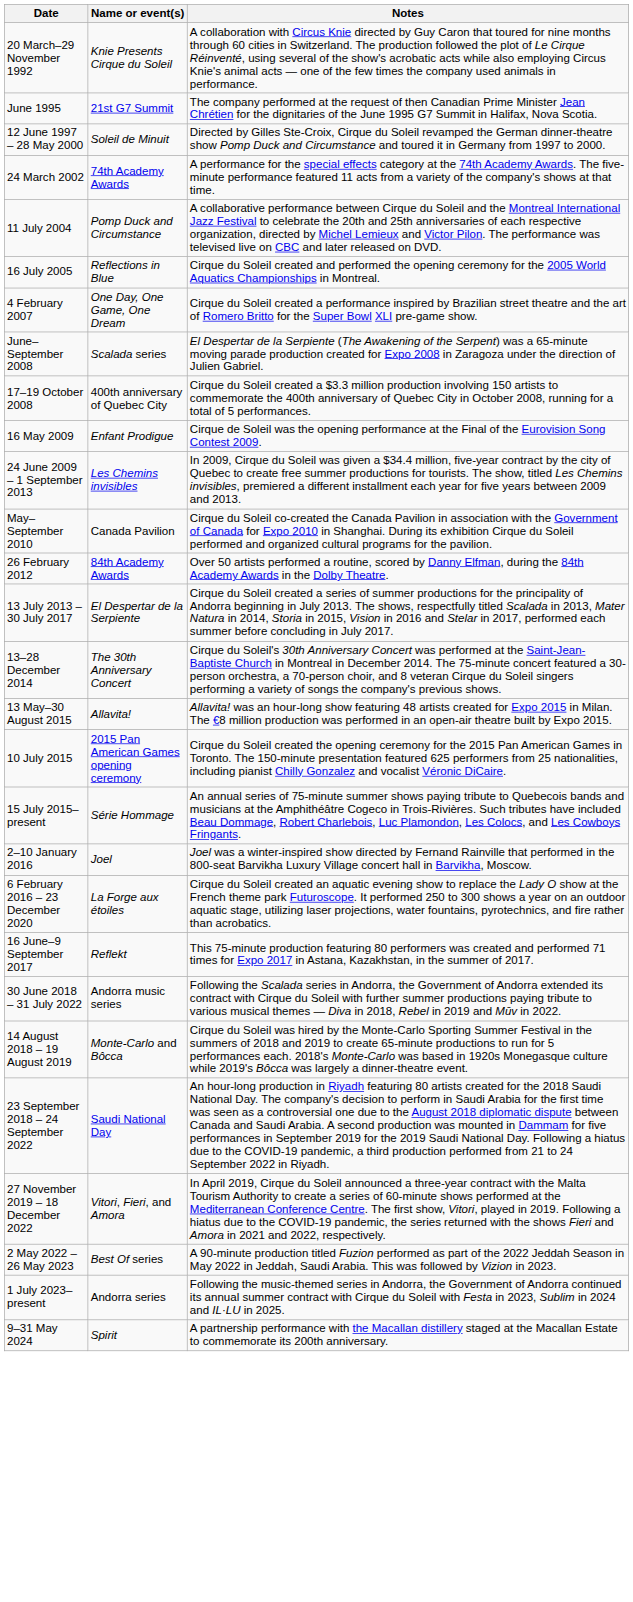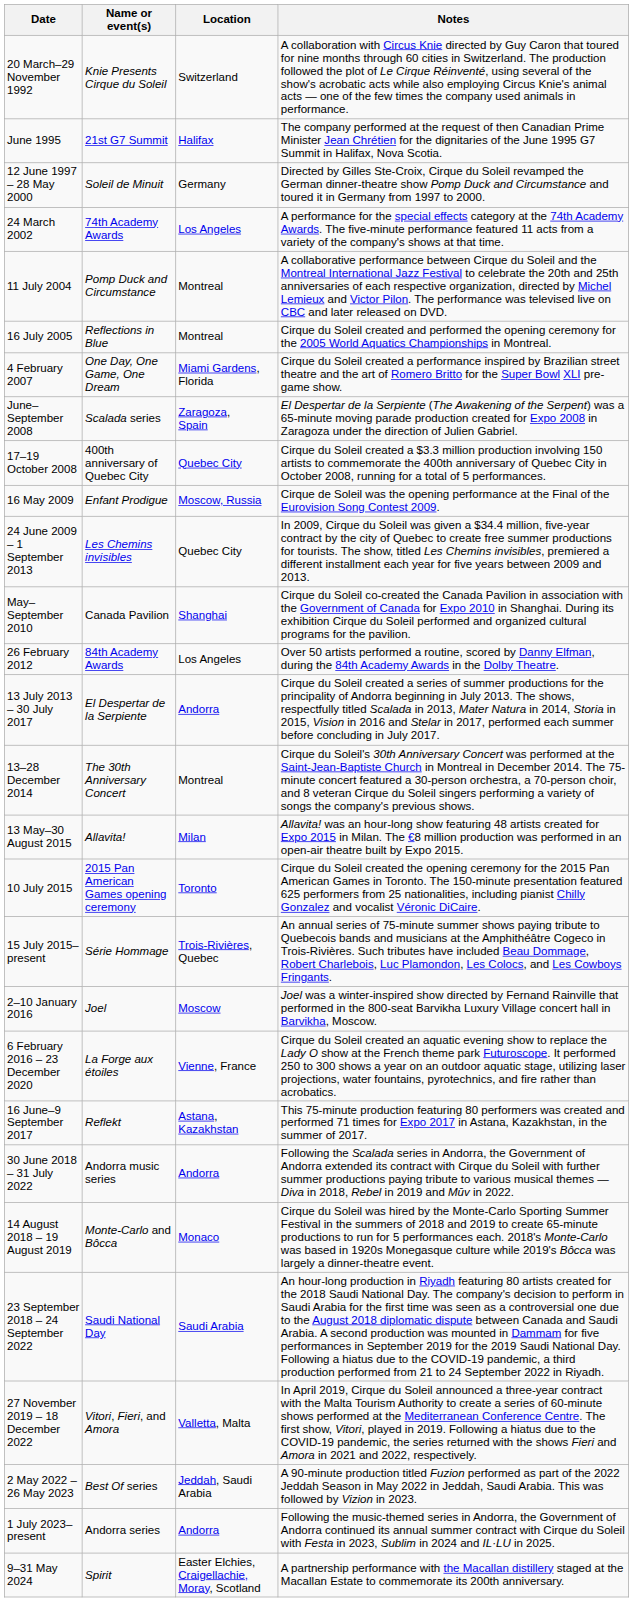+ column: (227, 20)
